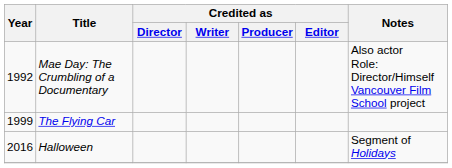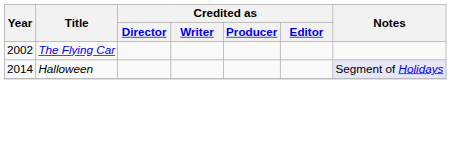- row: (76, 77)
(20, 121) 1999 -> (20, 50) 2002
(20, 146) 2016 -> (20, 69) 2014
(381, 146) no background -> (389, 69) lavender background
